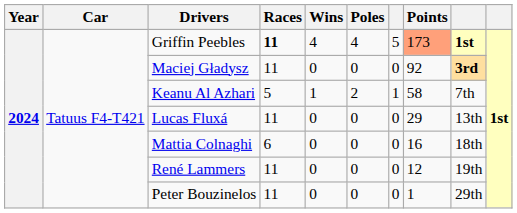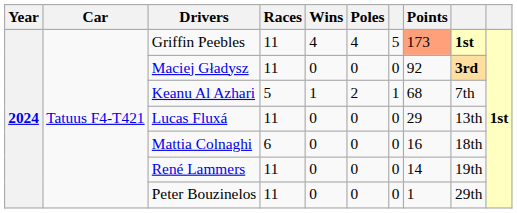(271, 42) bold -> (271, 42) normal
(414, 92) 58 -> (414, 92) 68
(414, 168) 12 -> (414, 168) 14
